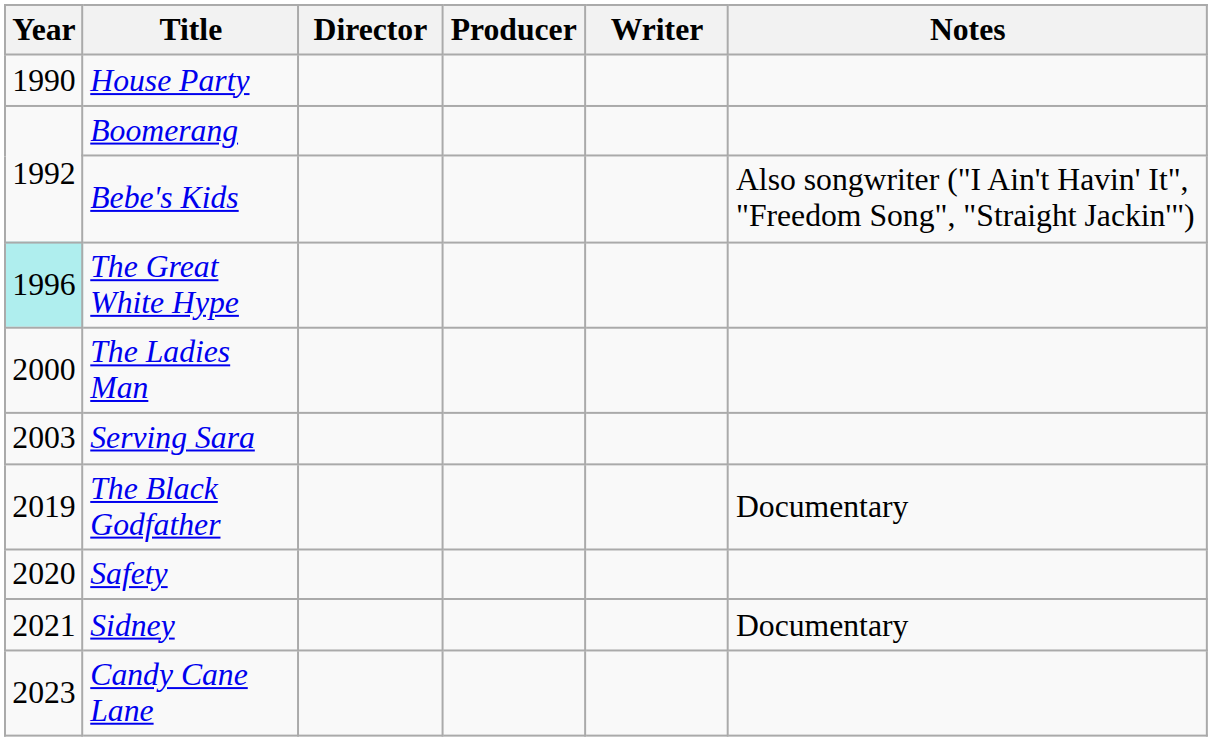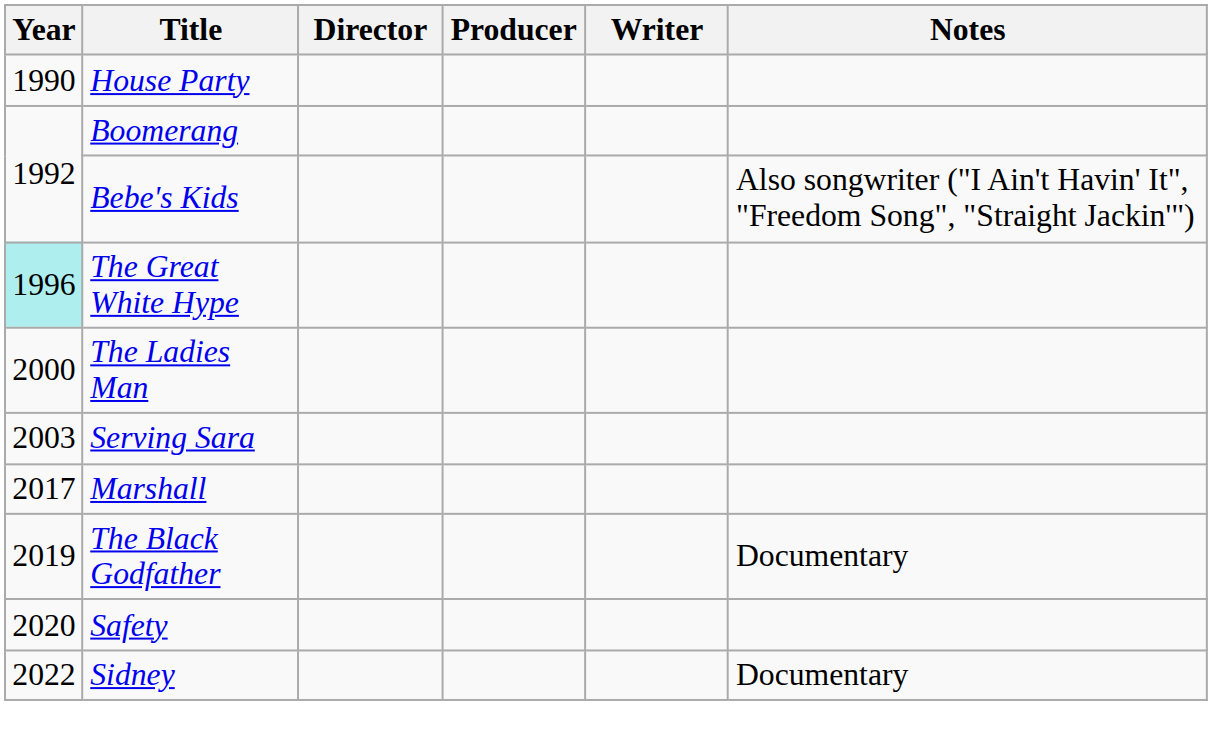+ row: (148, 488)
(44, 624) 2021 -> (44, 674) 2022
- row: (169, 692)
